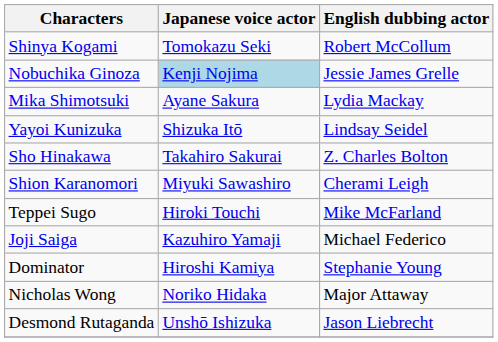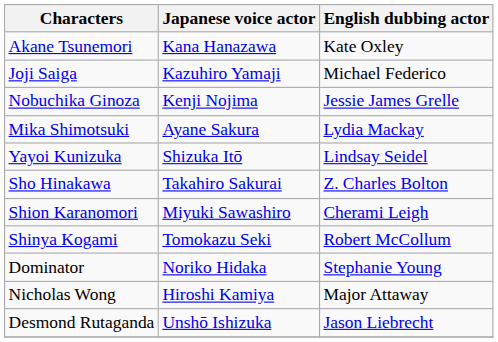+ row: (71, 45)
rows swapped: (63, 45) <-> (43, 239)
(210, 73) lightblue background -> (210, 101) no background
- row: (52, 211)
(218, 267) Hiroshi Kamiya -> (214, 267) Noriko Hidaka
(214, 294) Noriko Hidaka -> (218, 294) Hiroshi Kamiya
